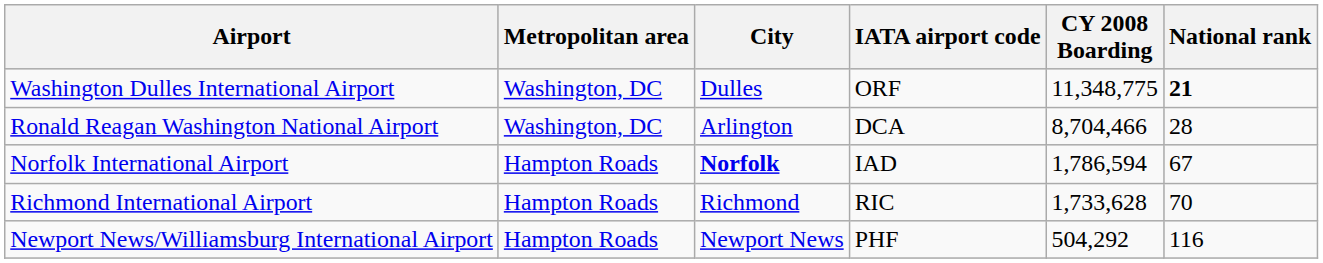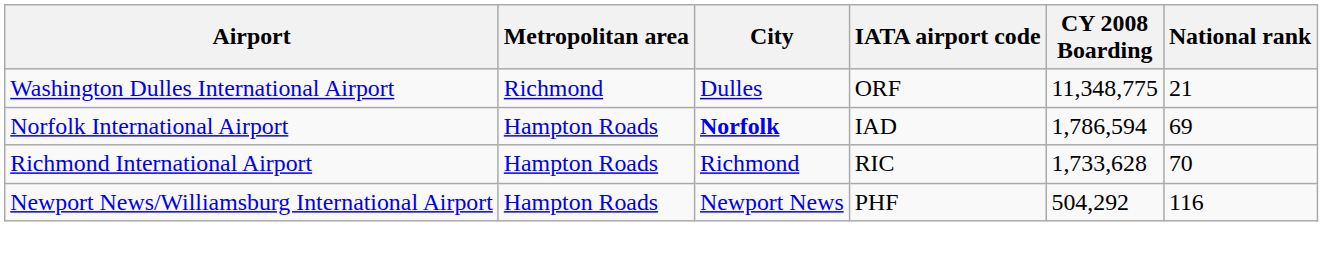(583, 88) Washington, DC -> (553, 88) Richmond
(1181, 88) bold -> (1181, 88) normal
- row: (224, 125)
(1181, 163) 67 -> (1181, 125) 69
